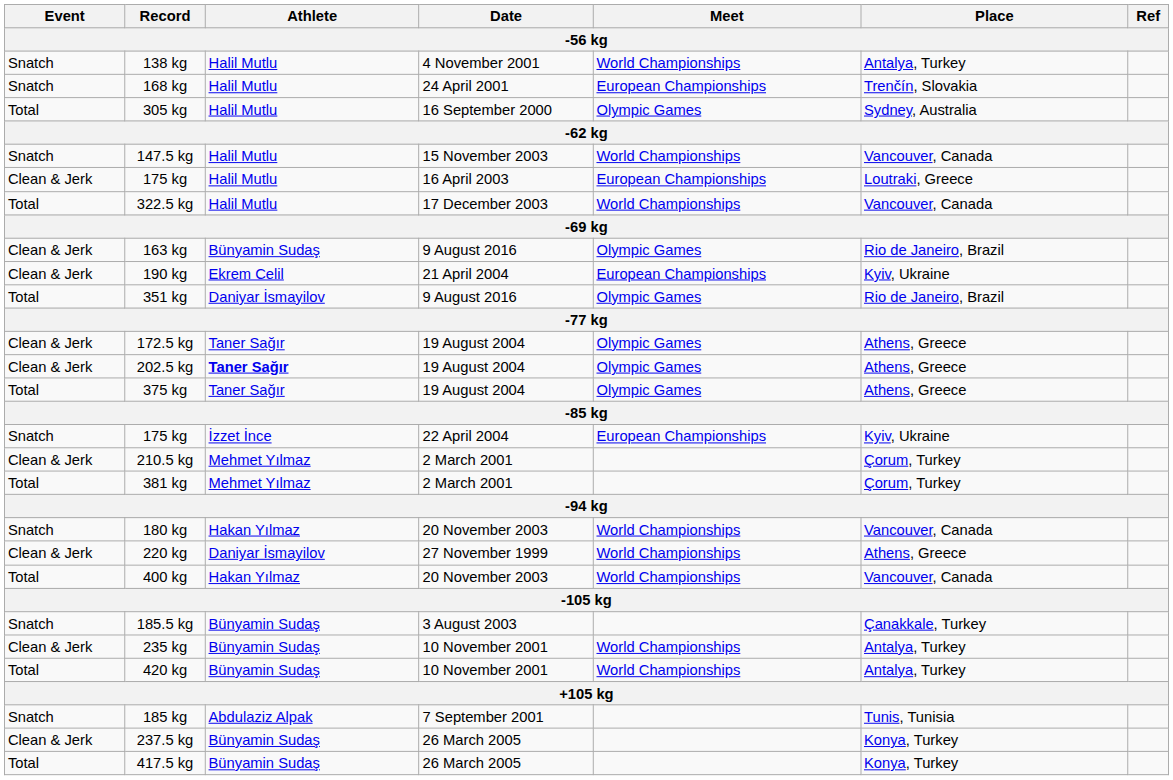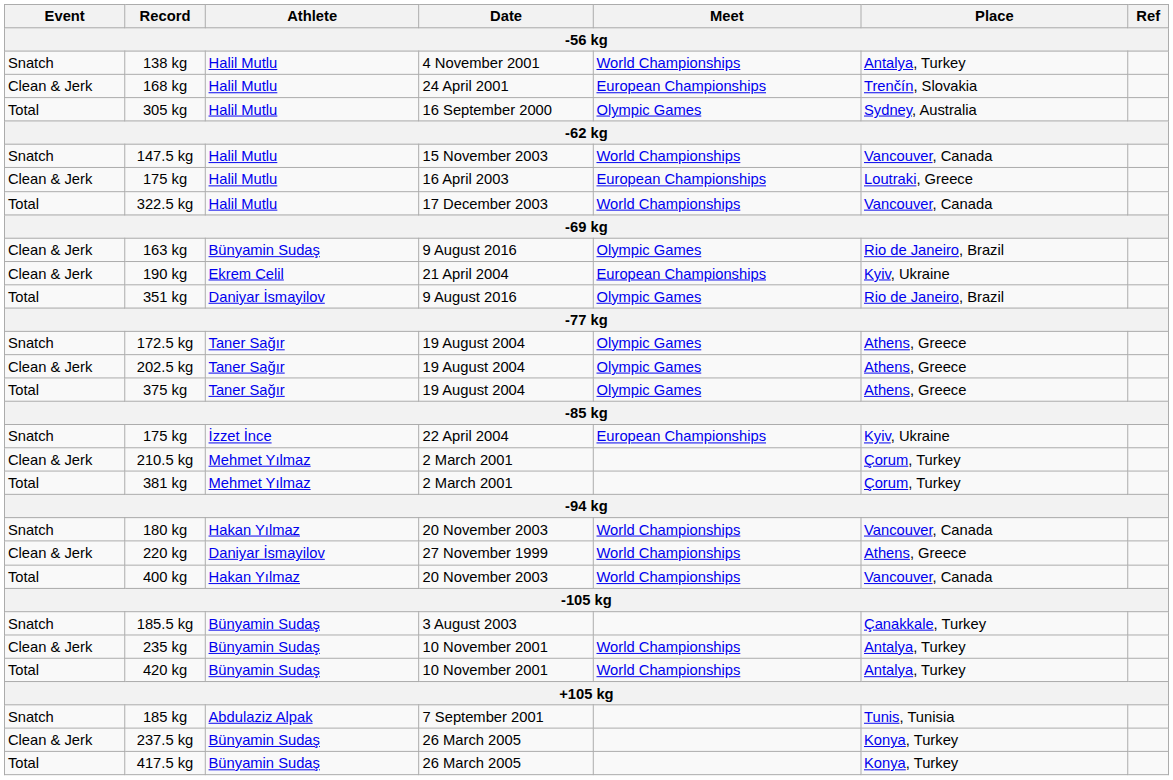(31, 86) Snatch -> (50, 86) Clean & Jerk
(50, 343) Clean & Jerk -> (31, 343) Snatch
(249, 366) bold -> (247, 366) normal
